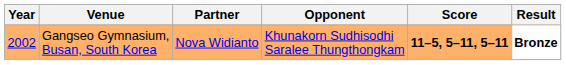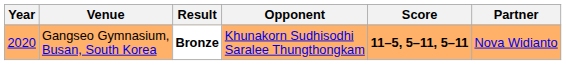columns swapped: (217, 15) <-> (536, 15)
(22, 42) 2002 -> (22, 42) 2020
